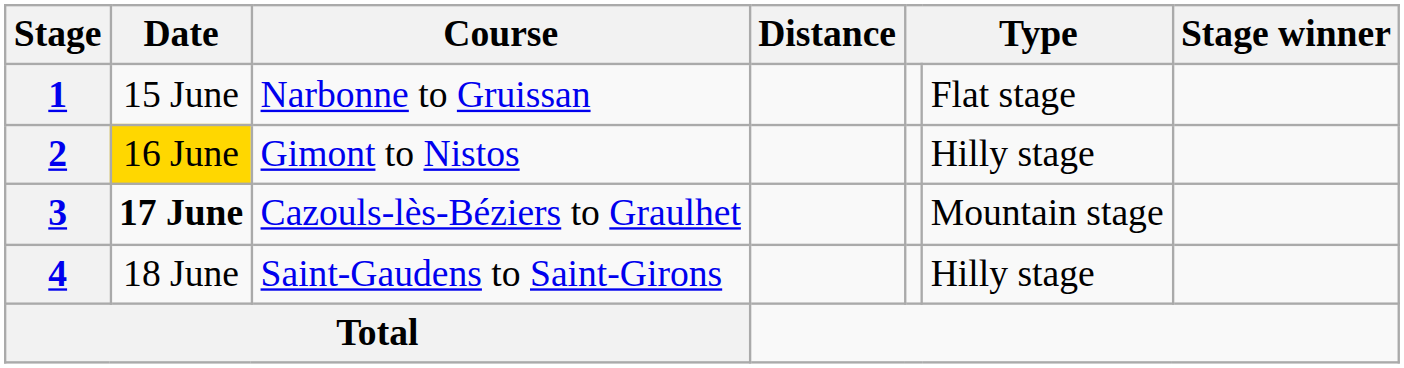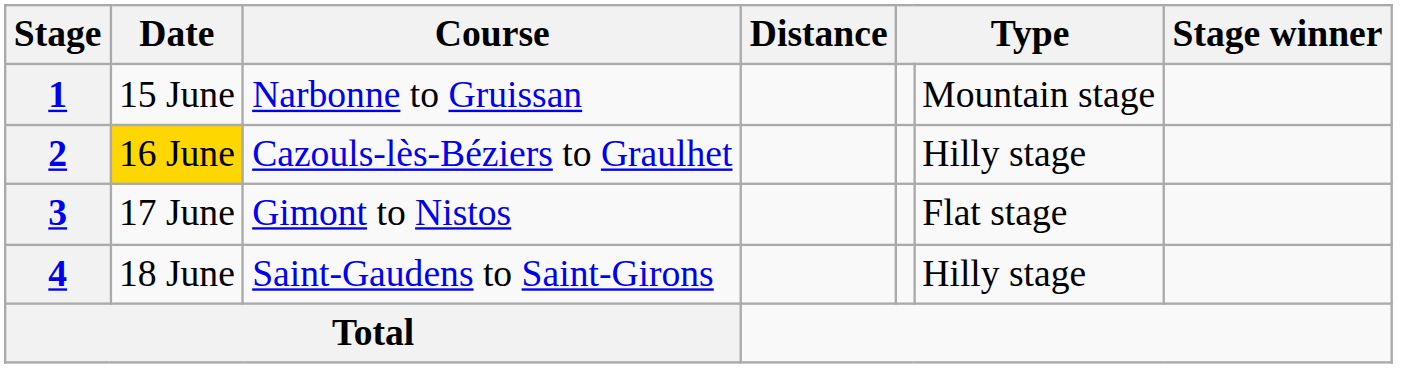(1003, 93) Flat stage -> (1039, 93) Mountain stage
(390, 153) Gimont to Nistos -> (492, 153) Cazouls-lès-Béziers to Graulhet
(181, 213) bold -> (177, 213) normal
(501, 213) Cazouls-lès-Béziers to Graulhet -> (382, 213) Gimont to Nistos
(1047, 213) Mountain stage -> (995, 213) Flat stage
